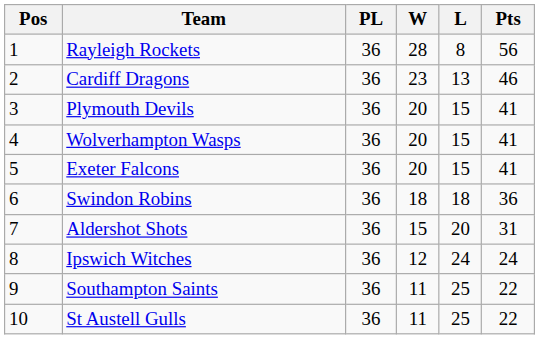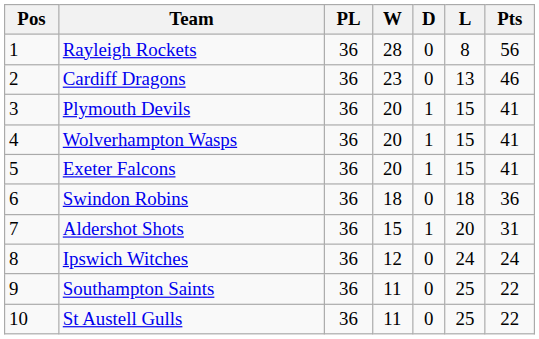+ column: (429, 19)
